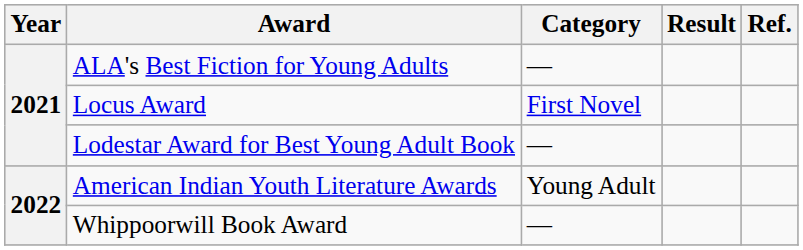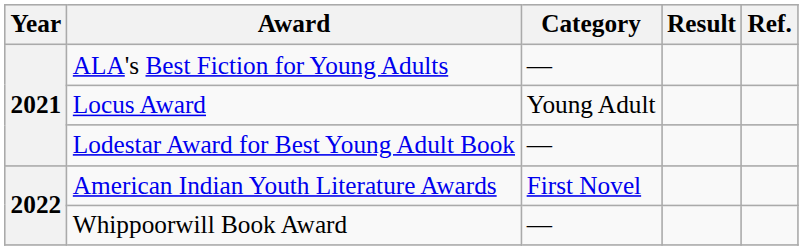(584, 104) First Novel -> (591, 104) Young Adult
(591, 184) Young Adult -> (584, 184) First Novel
